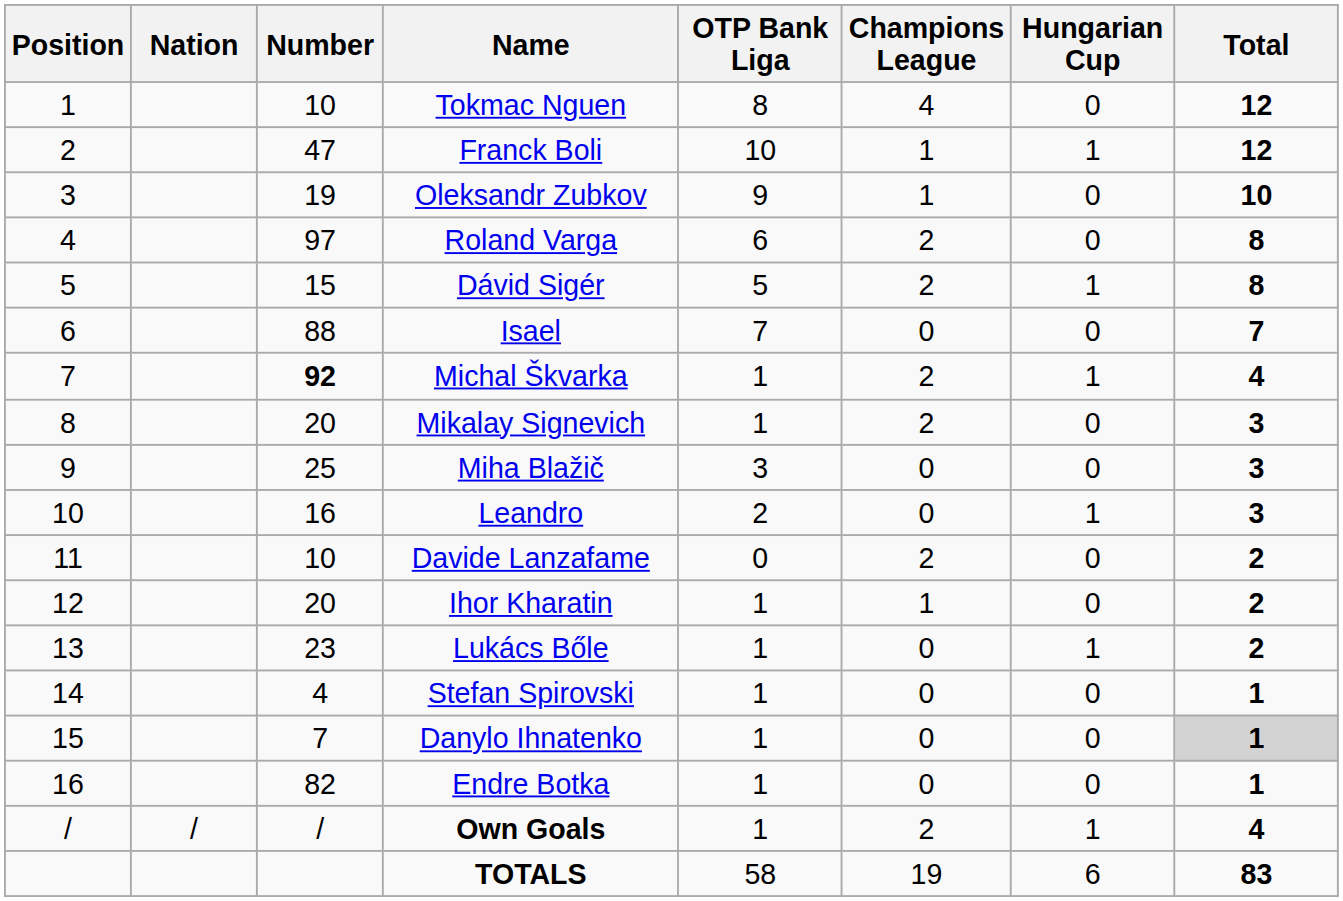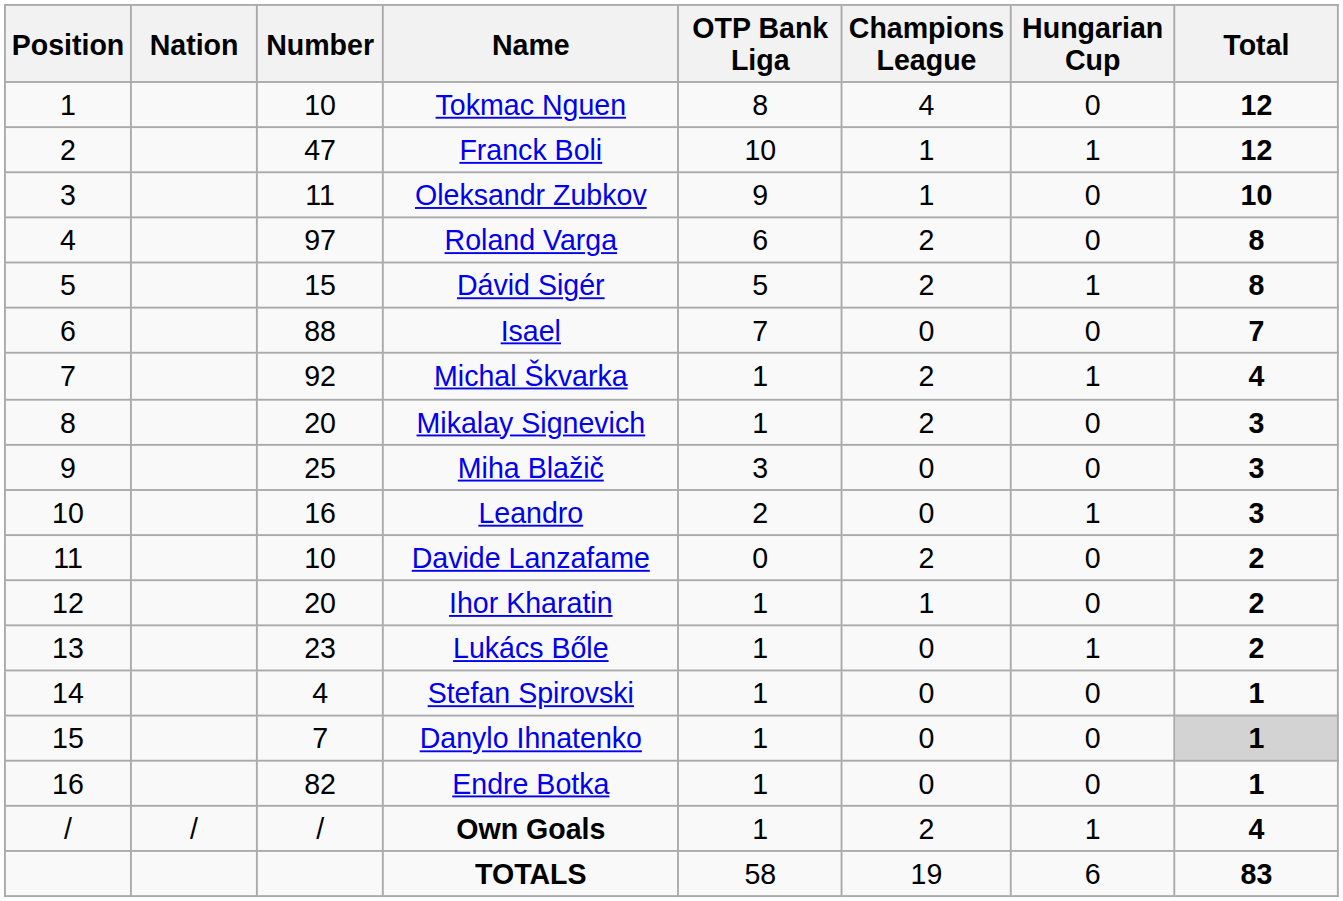(320, 195) 19 -> (320, 195) 11
(320, 376) bold -> (320, 376) normal
